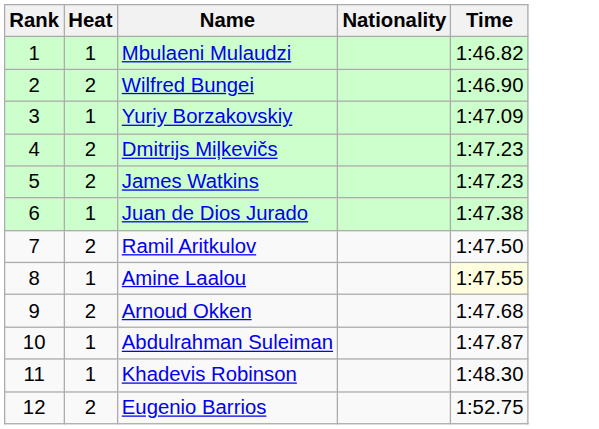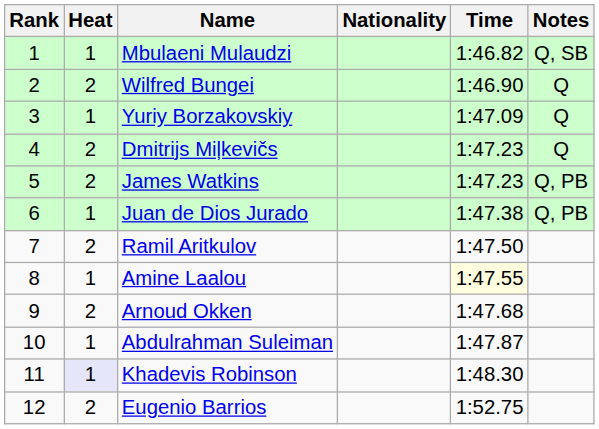+ column: (561, 20)
(90, 375) no background -> (90, 375) lavender background
